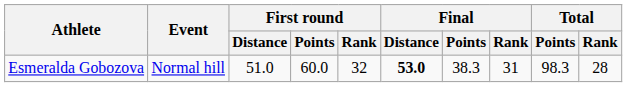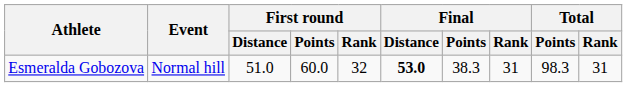(600, 68) 28 -> (600, 68) 31
